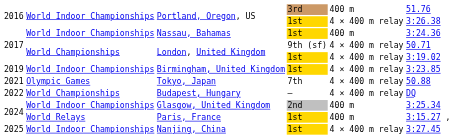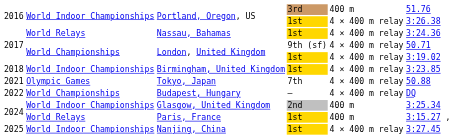(90, 34) World Indoor Championships -> (56, 34) World Relays
(342, 34) 400 m -> (367, 34) 4 × 400 m relay
(14, 69) 2019 -> (14, 69) 2018
